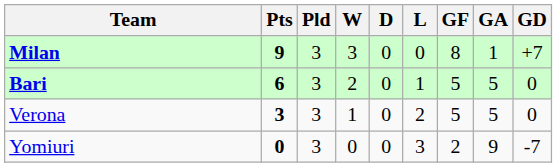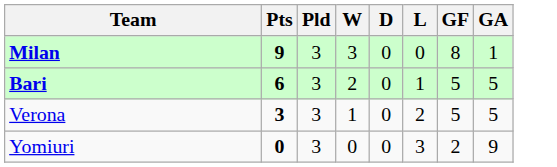- column: (532, 20)
